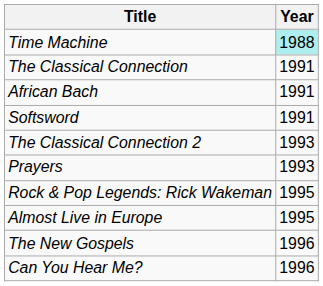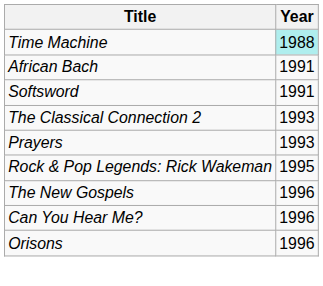- row: (98, 67)
- row: (85, 218)
+ row: (35, 243)
